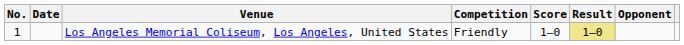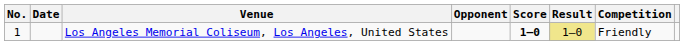columns swapped: (645, 14) <-> (491, 14)
(550, 32) normal -> (530, 32) bold
